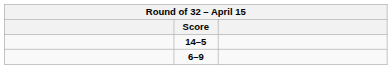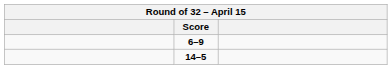rows swapped: (196, 57) <-> (196, 42)
